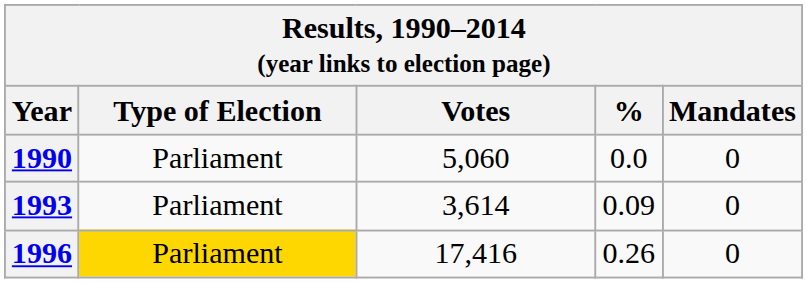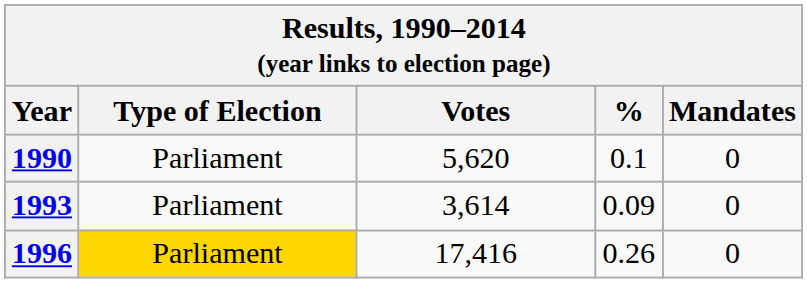(476, 157) 5,060 -> (476, 157) 5,620
(629, 157) 0.0 -> (629, 157) 0.1
